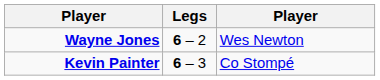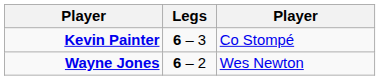rows swapped: (112, 39) <-> (112, 63)
